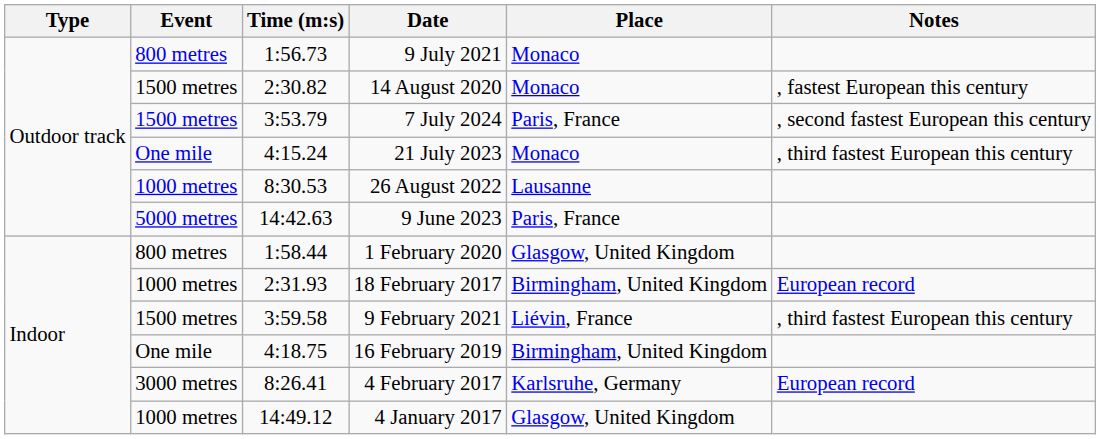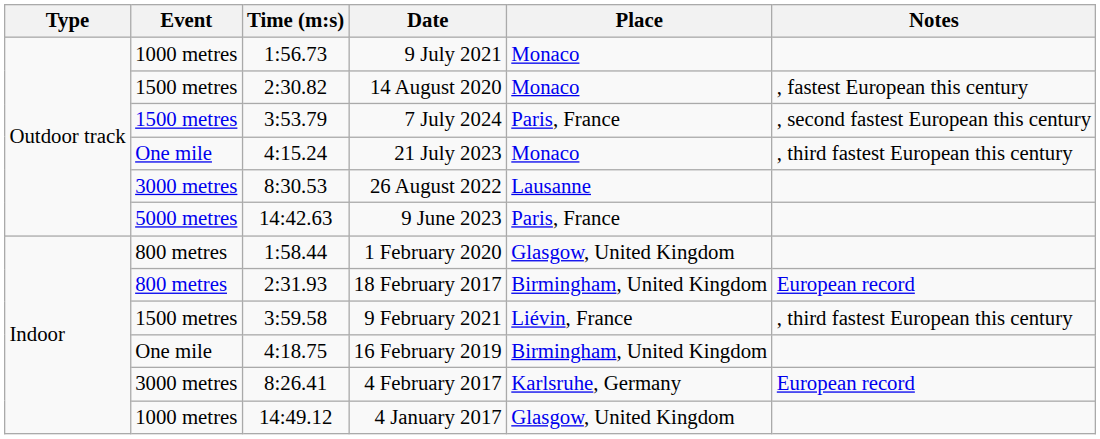(181, 53) 800 metres -> (186, 53) 1000 metres
(186, 185) 1000 metres -> (186, 185) 3000 metres
(186, 284) 1000 metres -> (181, 284) 800 metres
